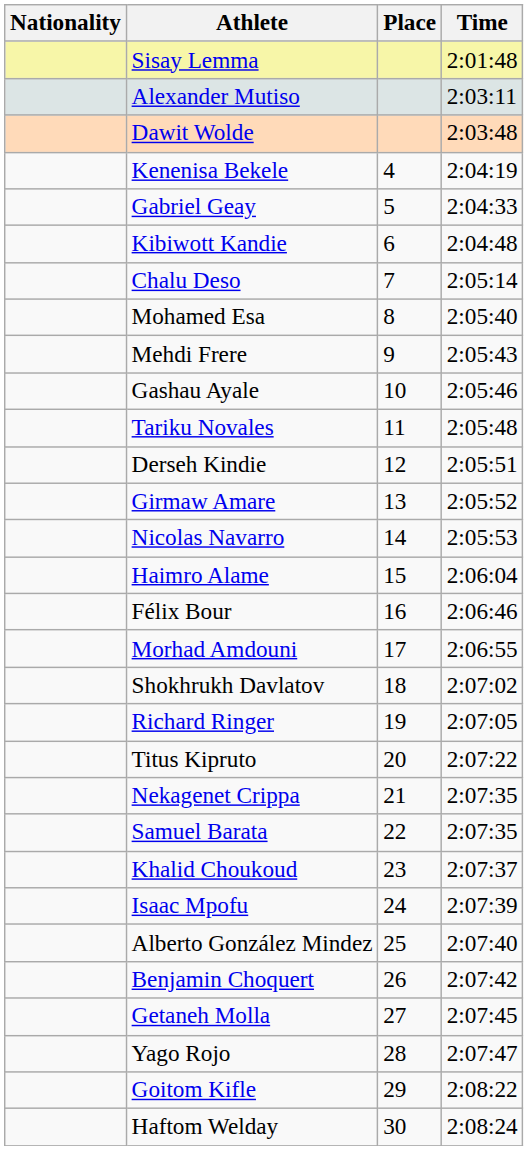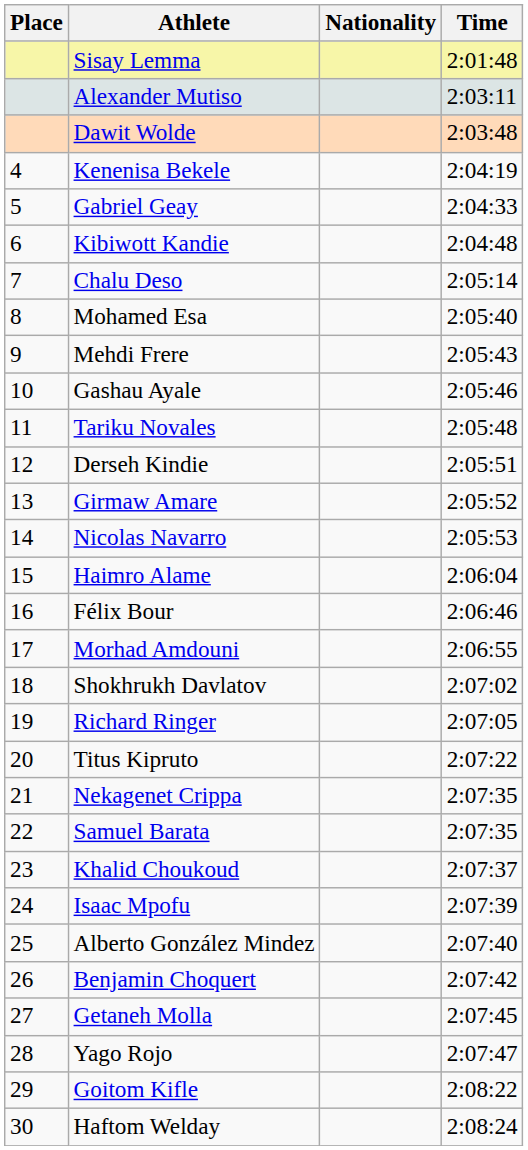columns swapped: (410, 22) <-> (66, 22)
